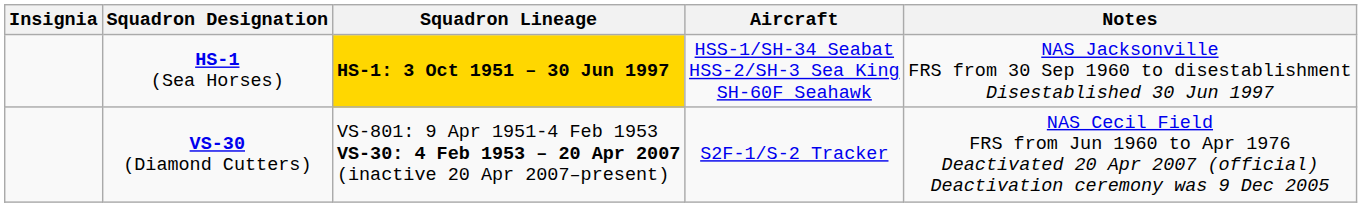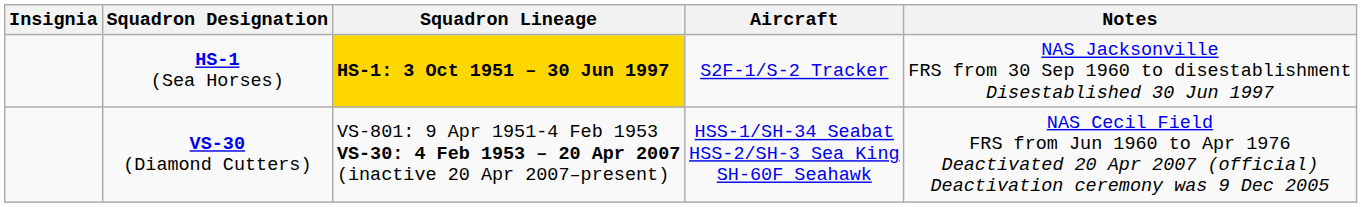(794, 71) HSS-1/SH-34 Seabat HSS-2/SH-3 Sea King SH-60F Seahawk -> (794, 71) S2F-1/S-2 Tracker
(794, 154) S2F-1/S-2 Tracker -> (794, 154) HSS-1/SH-34 Seabat HSS-2/SH-3 Sea King SH-60F Seahawk
